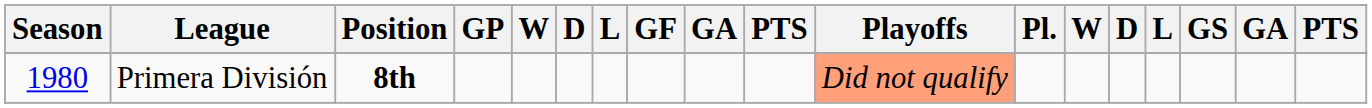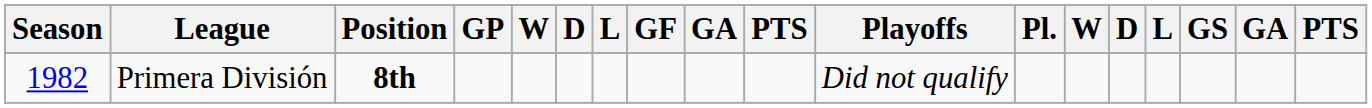(57, 77) 1980 -> (57, 77) 1982
(915, 77) lightsalmon background -> (915, 77) no background
